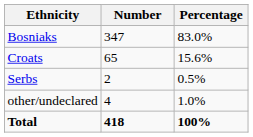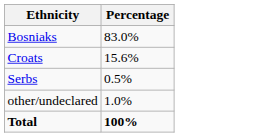- column: (138, 15)
